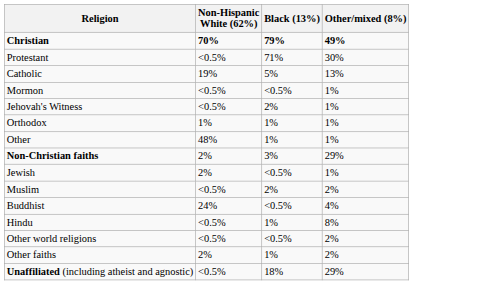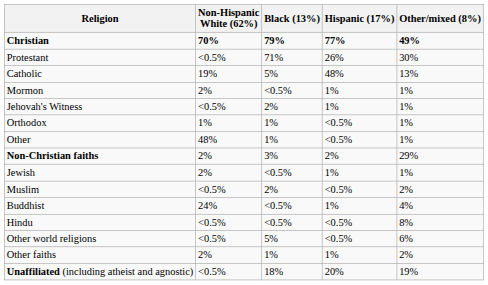+ column: (360, 18)
(212, 90) <0.5% -> (205, 90) 2%
(271, 222) 1% -> (278, 222) <0.5%
(278, 238) <0.5% -> (271, 238) 5%
(332, 238) 2% -> (406, 238) 6%
(334, 271) 29% -> (409, 271) 19%
